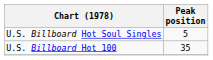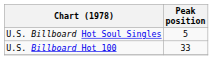(186, 48) 35 -> (186, 48) 33
